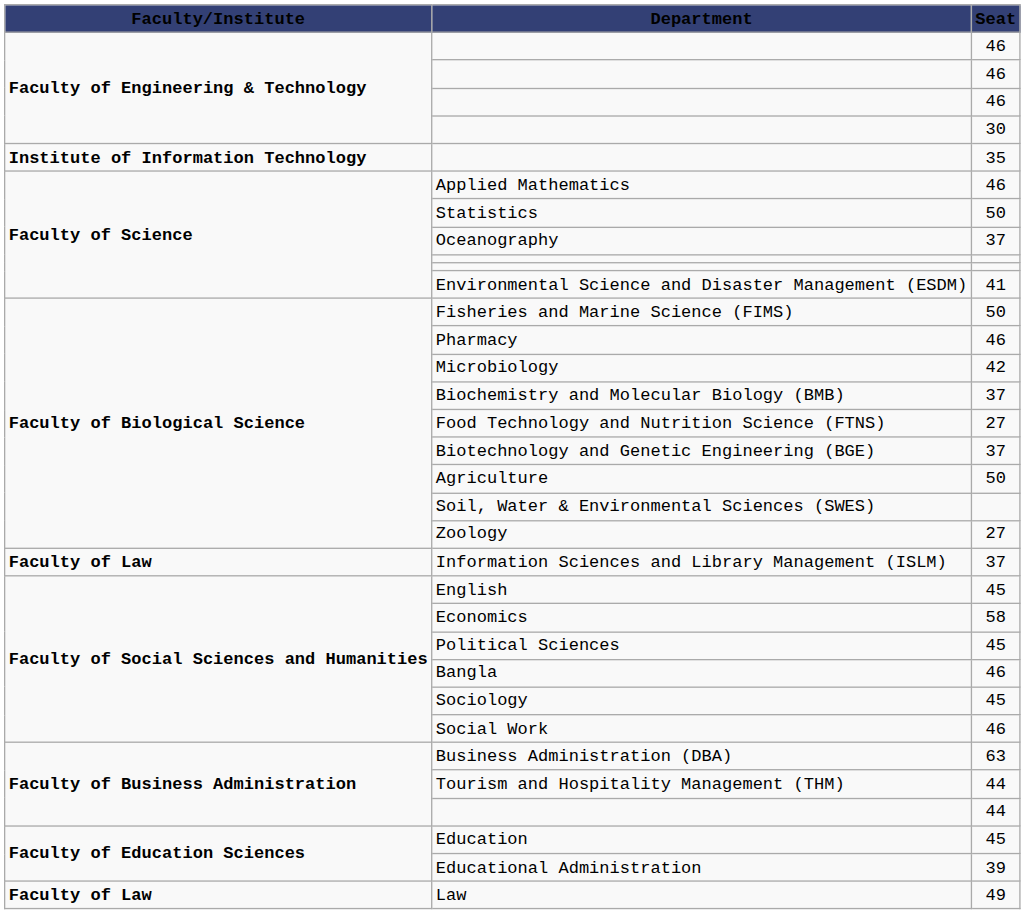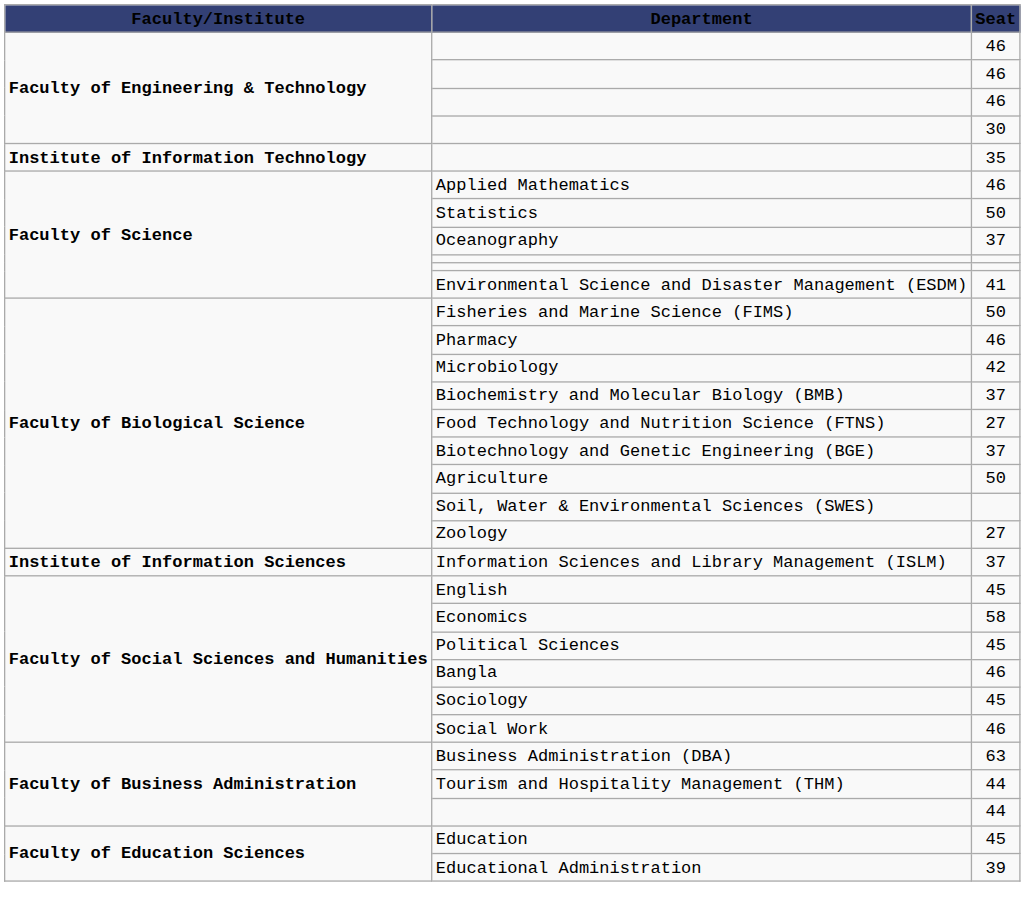(80, 562) Faculty of Law -> (177, 562) Institute of Information Sciences
- row: (451, 895)
